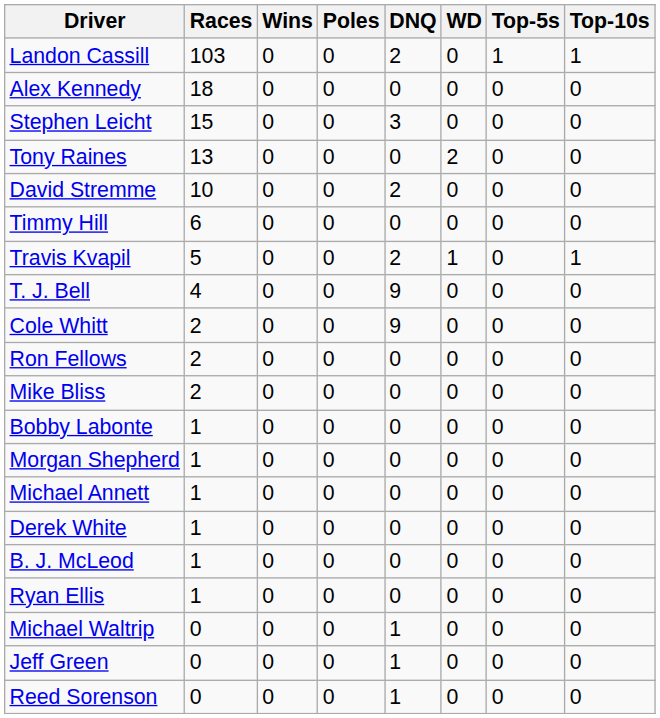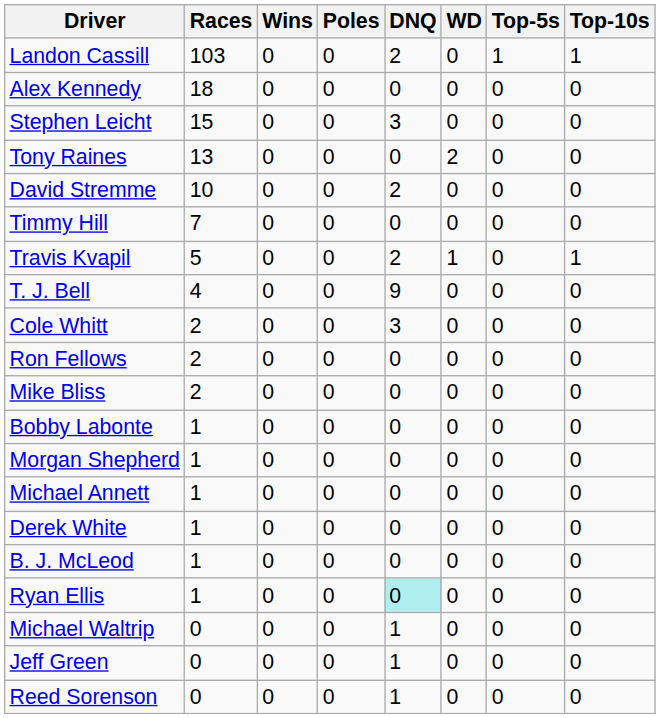(196, 223) 6 -> (196, 223) 7
(395, 325) 9 -> (395, 325) 3
(395, 595) no background -> (395, 595) paleturquoise background
